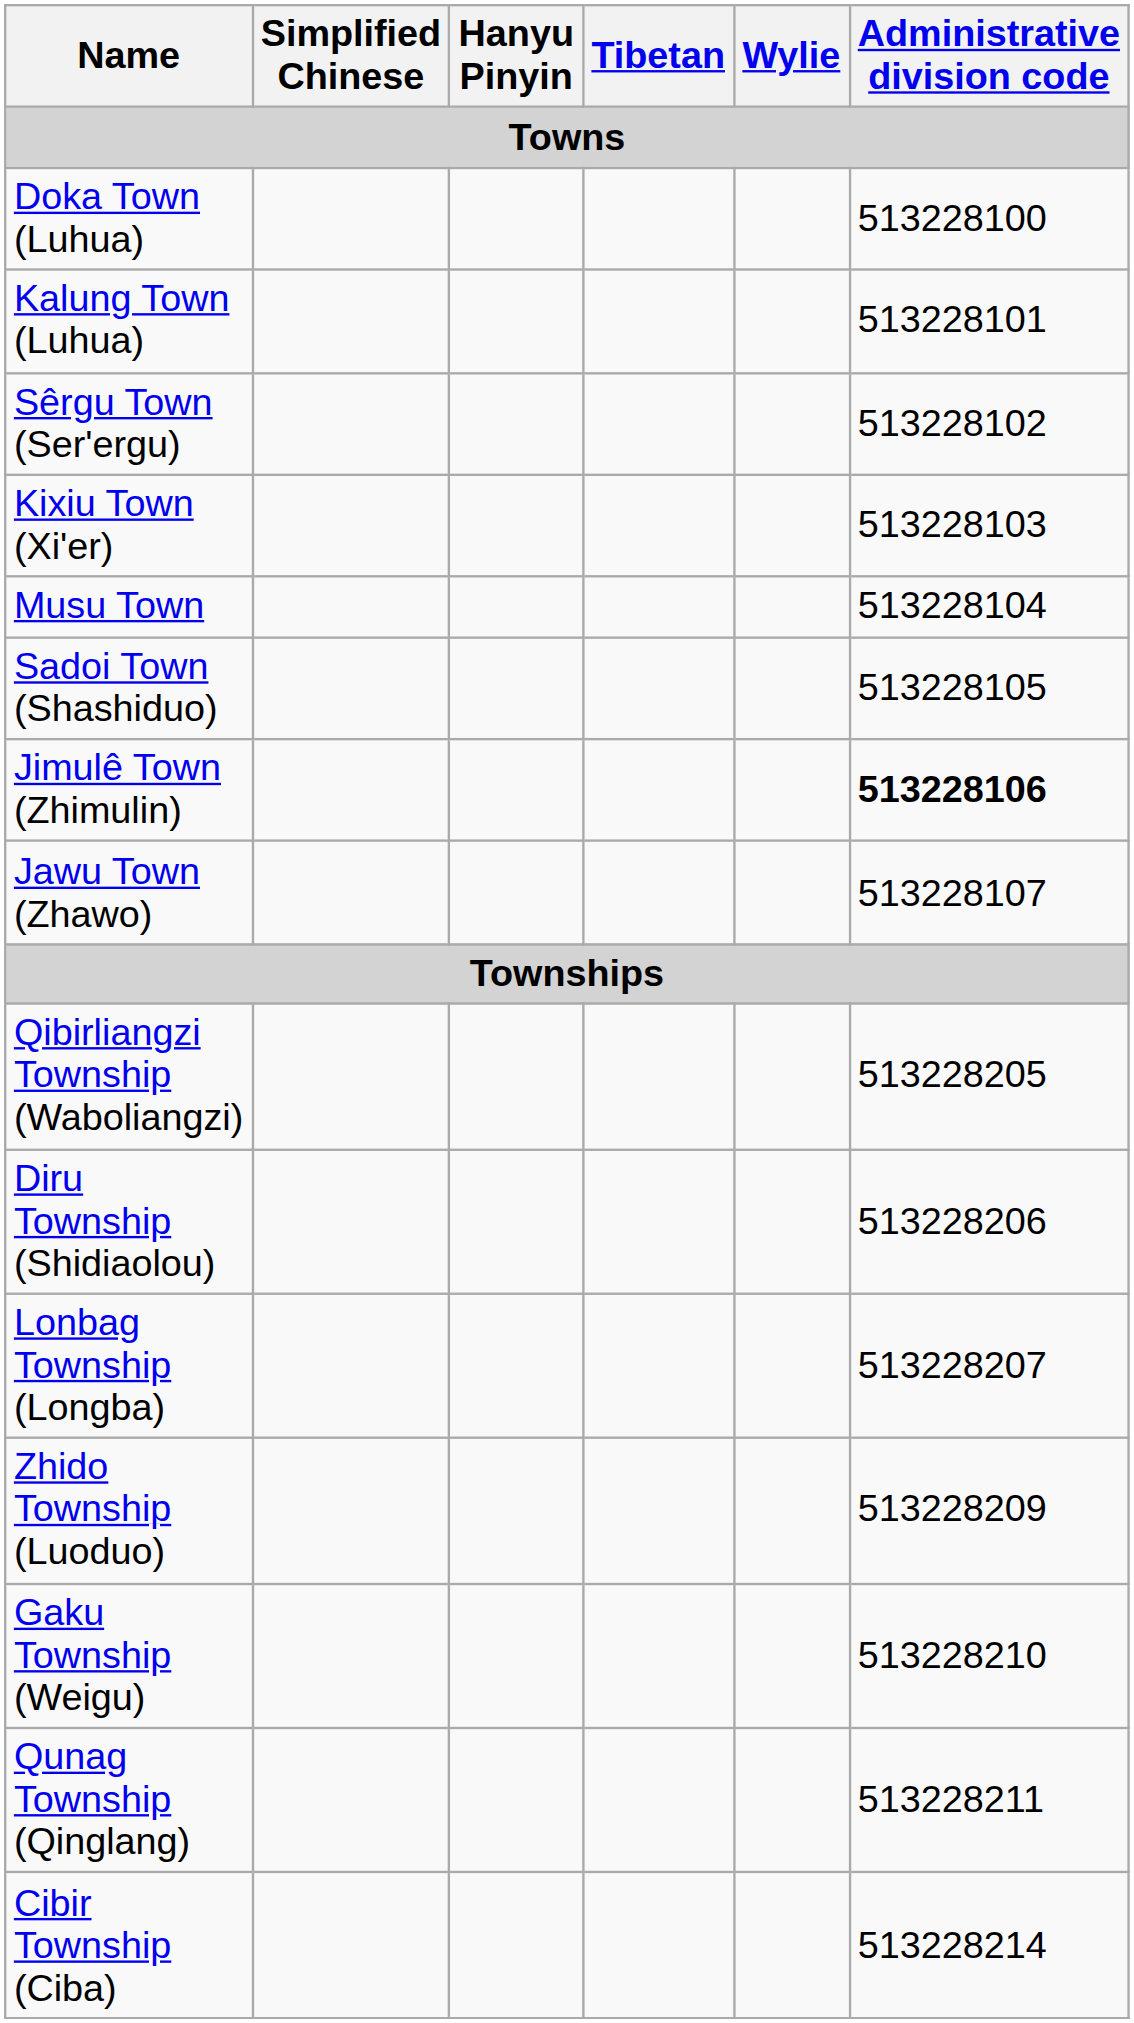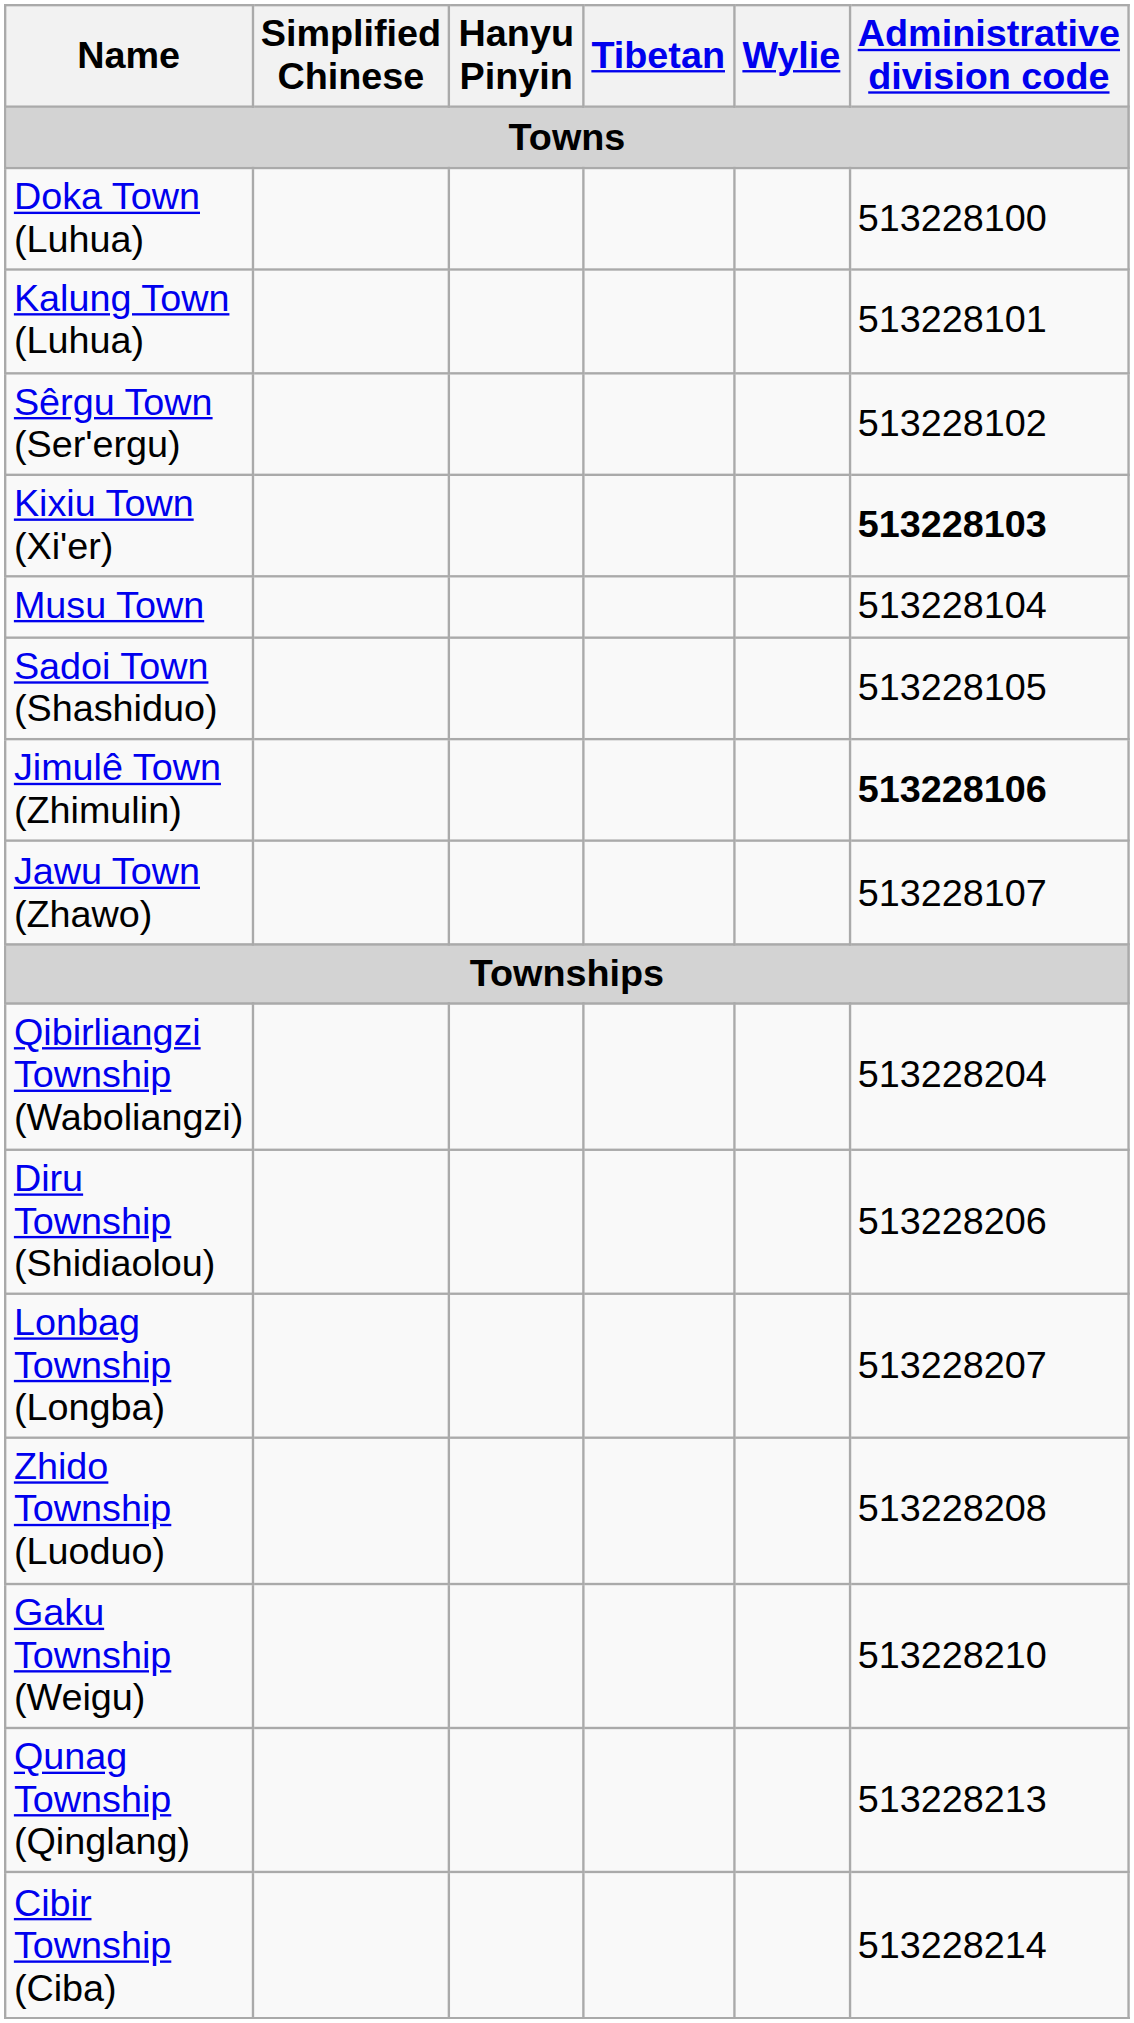(952, 525) normal -> (952, 525) bold
(952, 1075) 513228205 -> (952, 1075) 513228204
(952, 1510) 513228209 -> (952, 1510) 513228208
(951, 1799) 513228211 -> (952, 1799) 513228213
